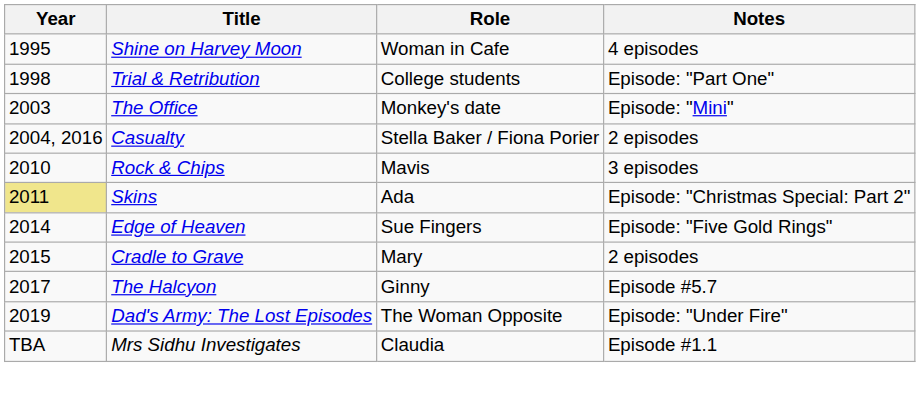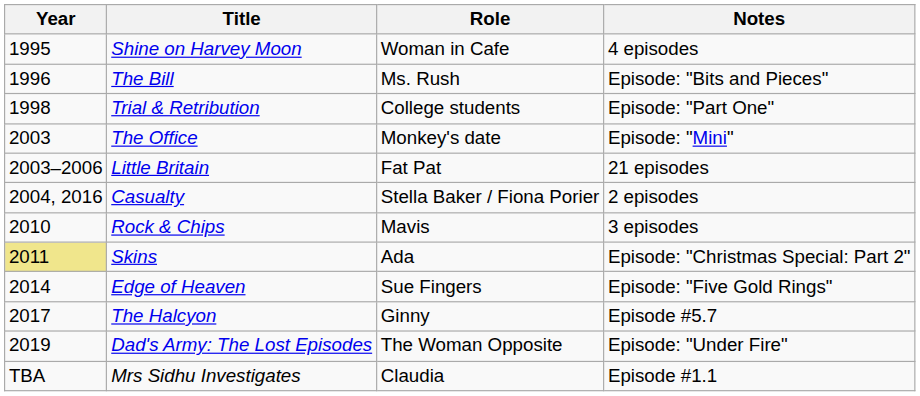+ row: (142, 78)
+ row: (160, 167)
- row: (177, 256)
